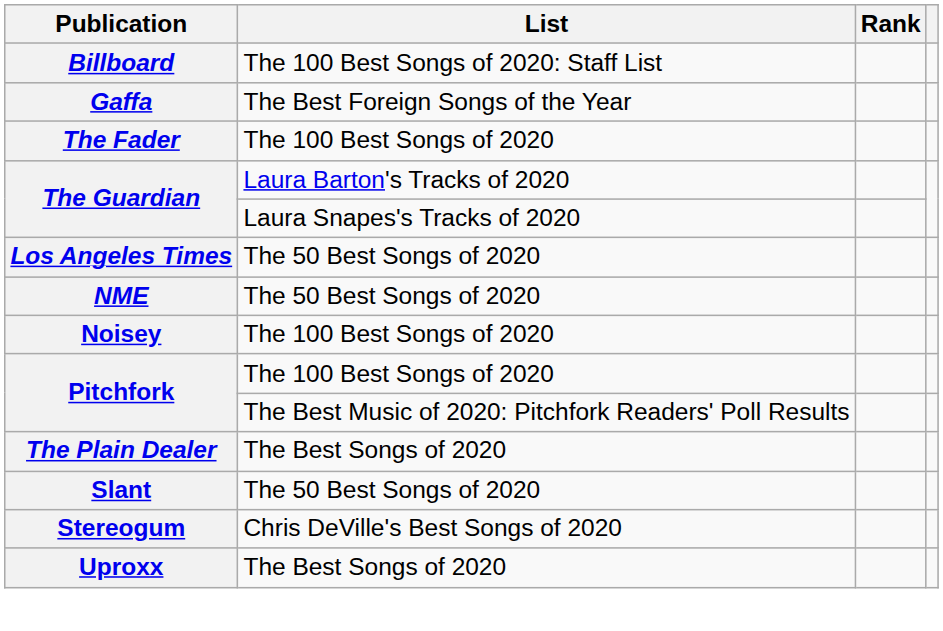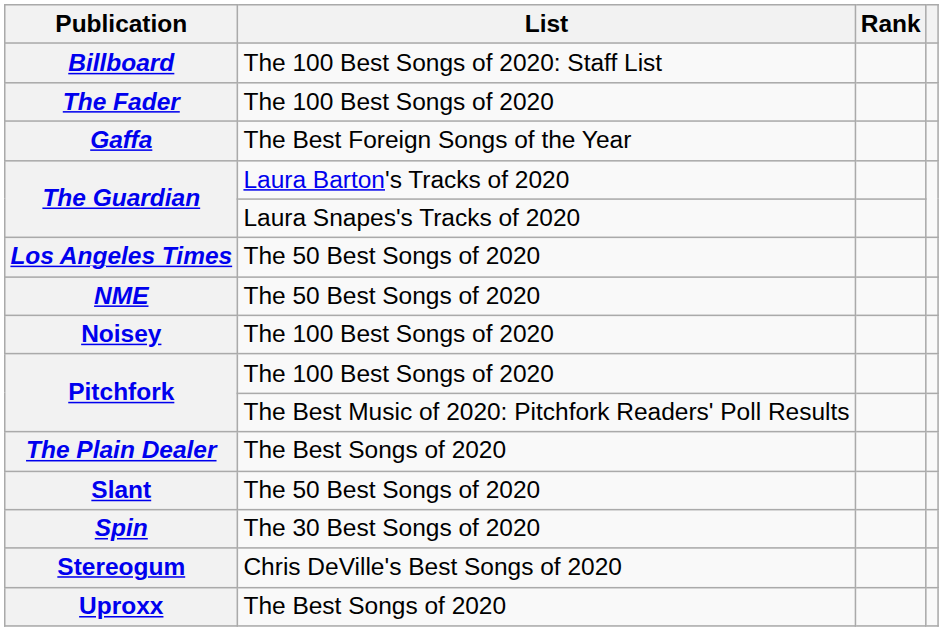rows swapped: (121, 140) <-> (121, 101)
+ row: (121, 528)
